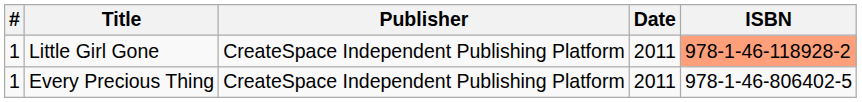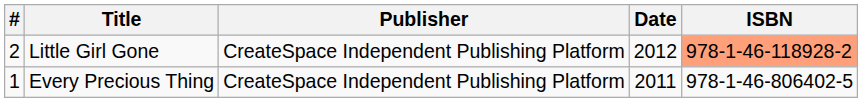(15, 50) 1 -> (15, 50) 2
(655, 50) 2011 -> (655, 50) 2012
